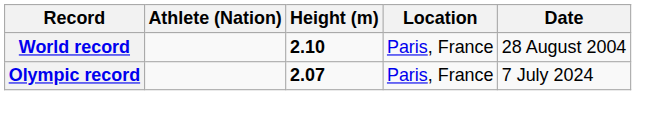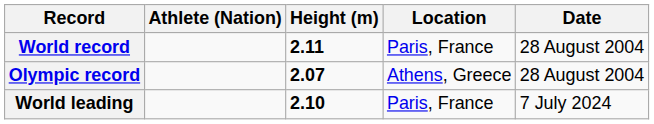(308, 47) 2.10 -> (307, 47) 2.11
(440, 75) Paris, France -> (449, 75) Athens, Greece
(548, 75) 7 July 2024 -> (582, 75) 28 August 2004
+ row: (74, 103)
